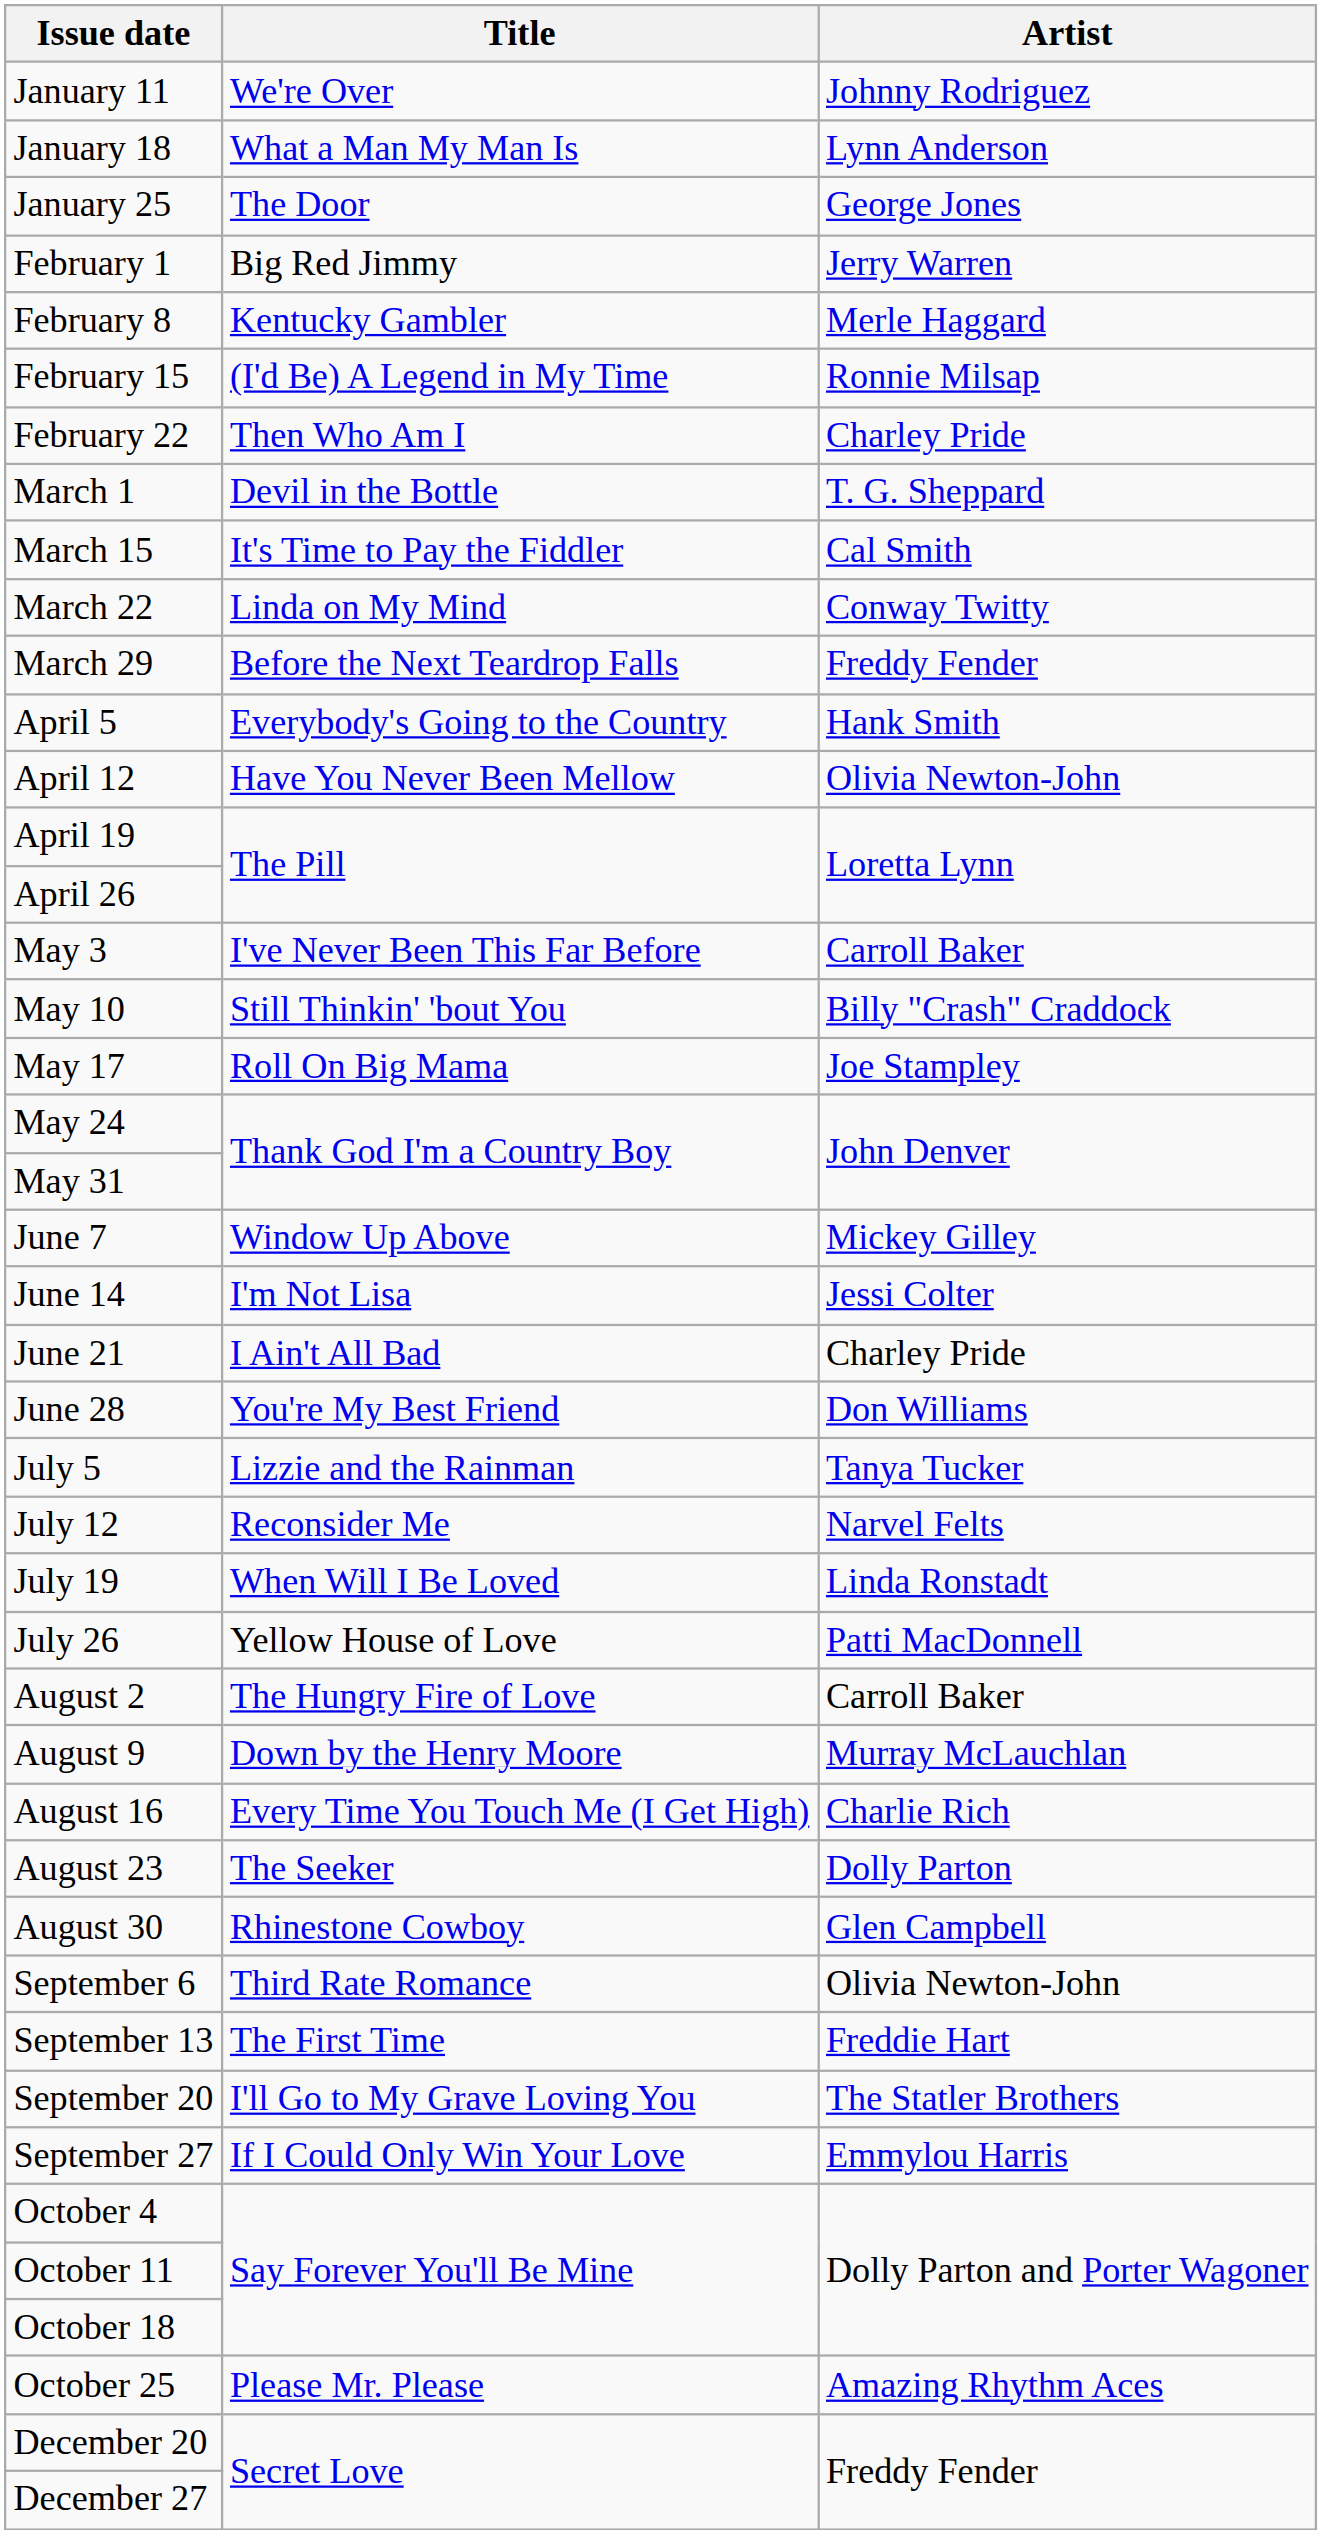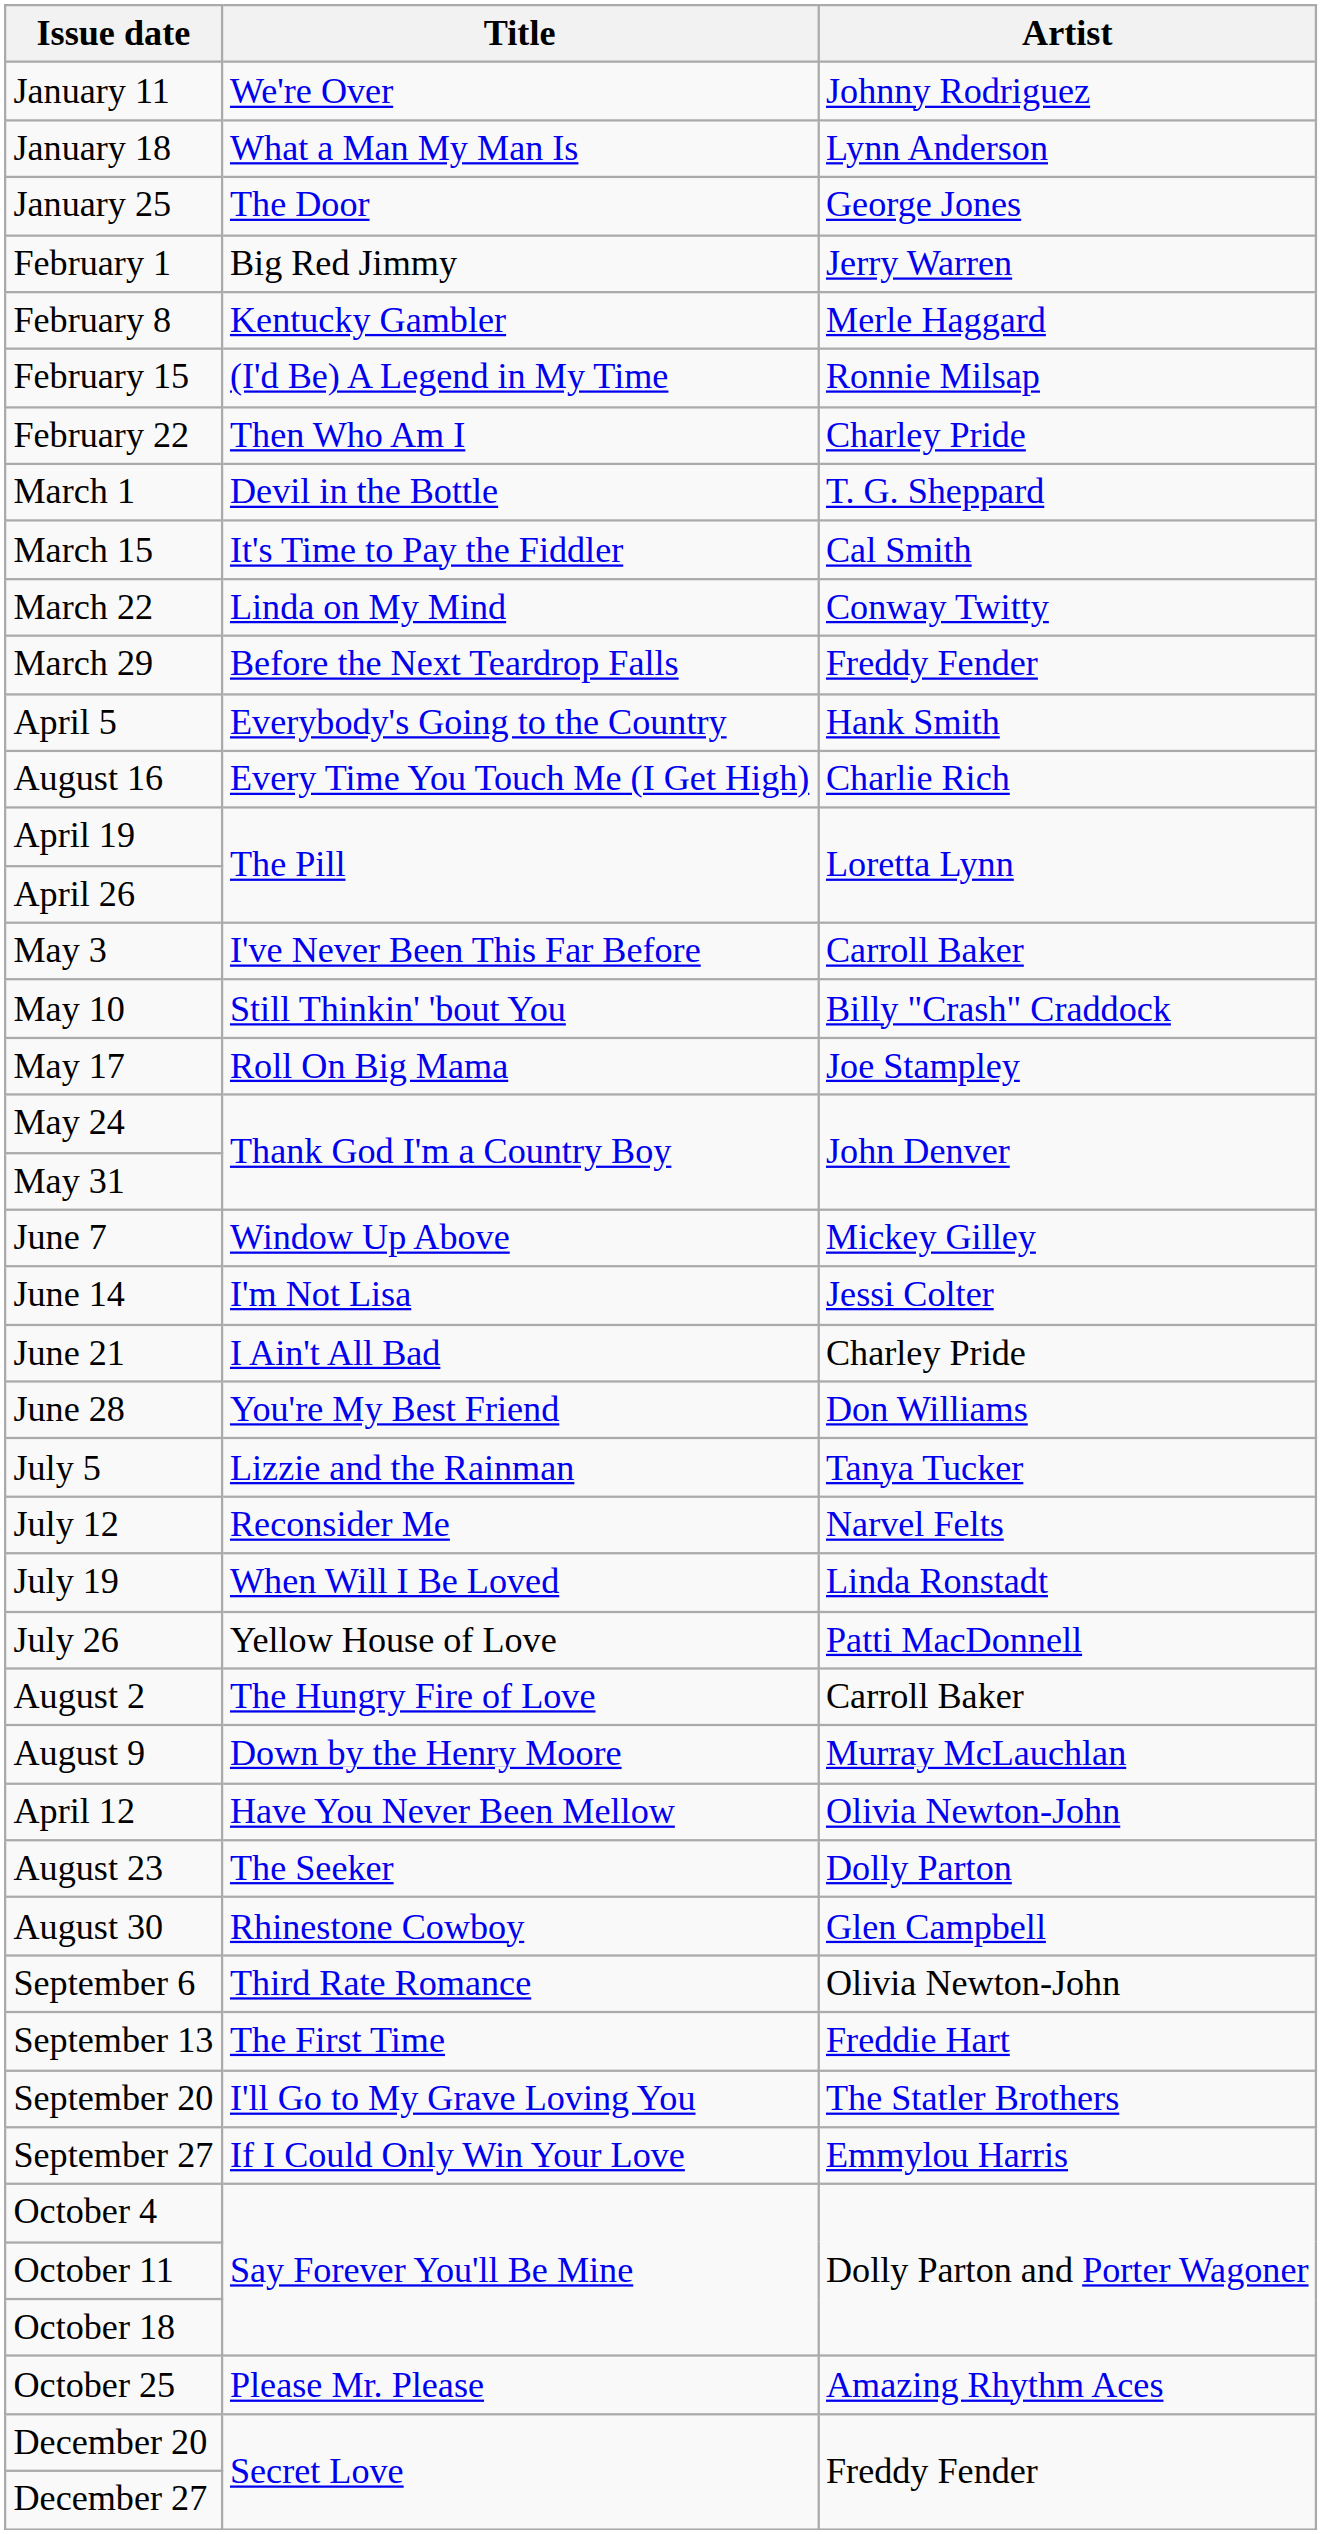rows swapped: (74, 778) <-> (88, 1810)
